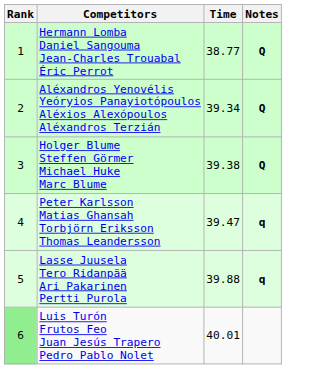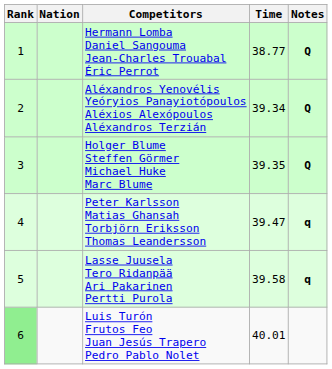+ column: (60, 14)
(223, 165) 39.38 -> (269, 165) 39.35
(223, 279) 39.88 -> (269, 279) 39.58
